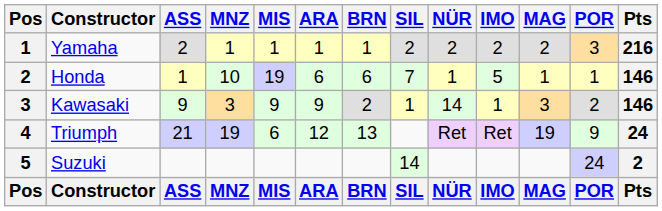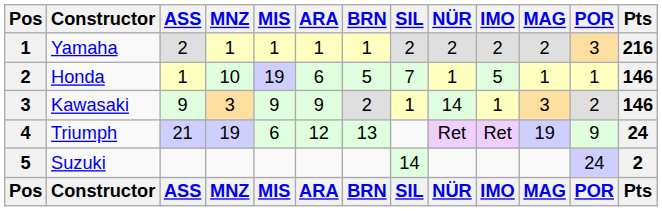(367, 76) 6 -> (367, 76) 5
